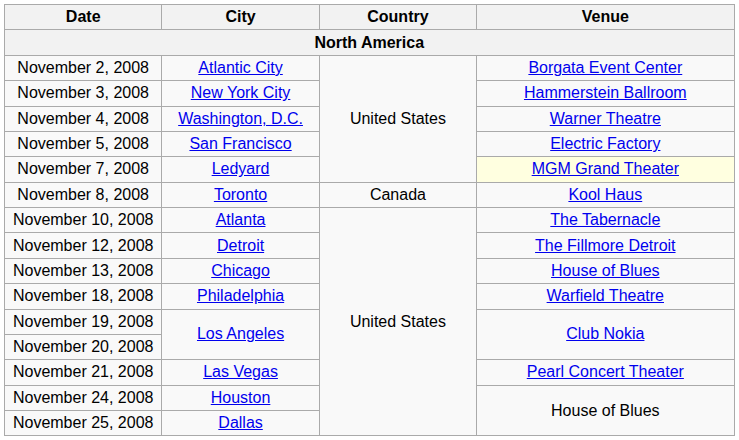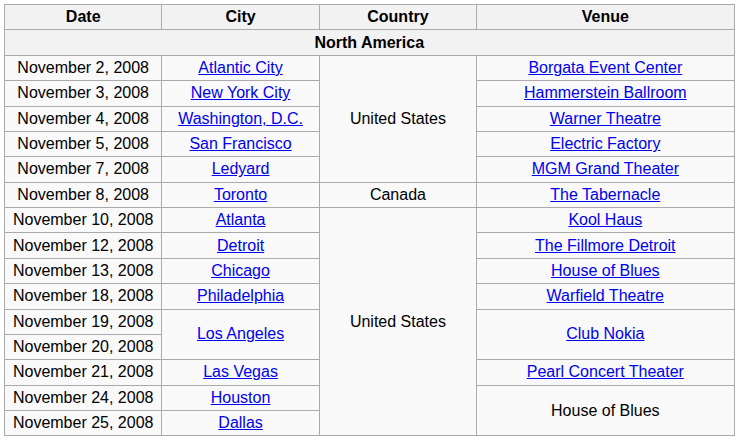(605, 169) lightyellow background -> (605, 169) no background
(605, 194) Kool Haus -> (605, 194) The Tabernacle
(605, 220) The Tabernacle -> (605, 220) Kool Haus
